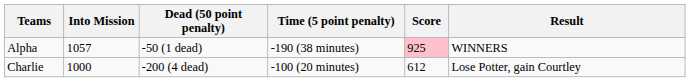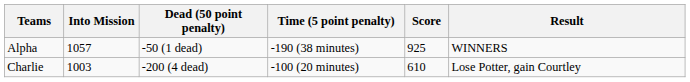(416, 47) pink background -> (416, 47) no background
(79, 67) 1000 -> (79, 67) 1003
(416, 67) 612 -> (416, 67) 610
